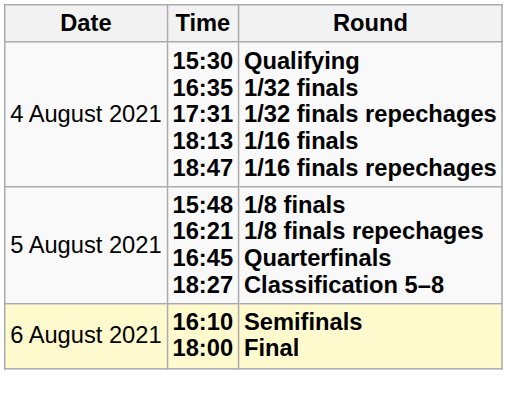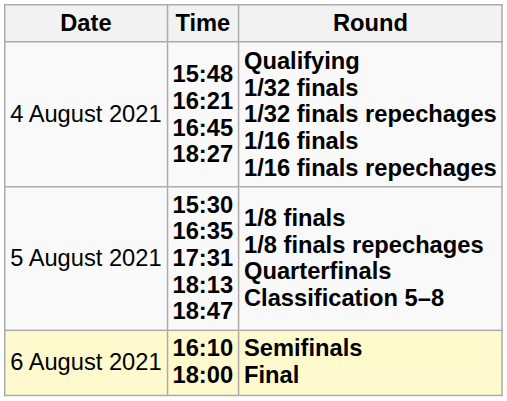(203, 114) 15:30 16:35 17:31 18:13 18:47 -> (203, 114) 15:48 16:21 16:45 18:27
(203, 244) 15:48 16:21 16:45 18:27 -> (203, 258) 15:30 16:35 17:31 18:13 18:47
